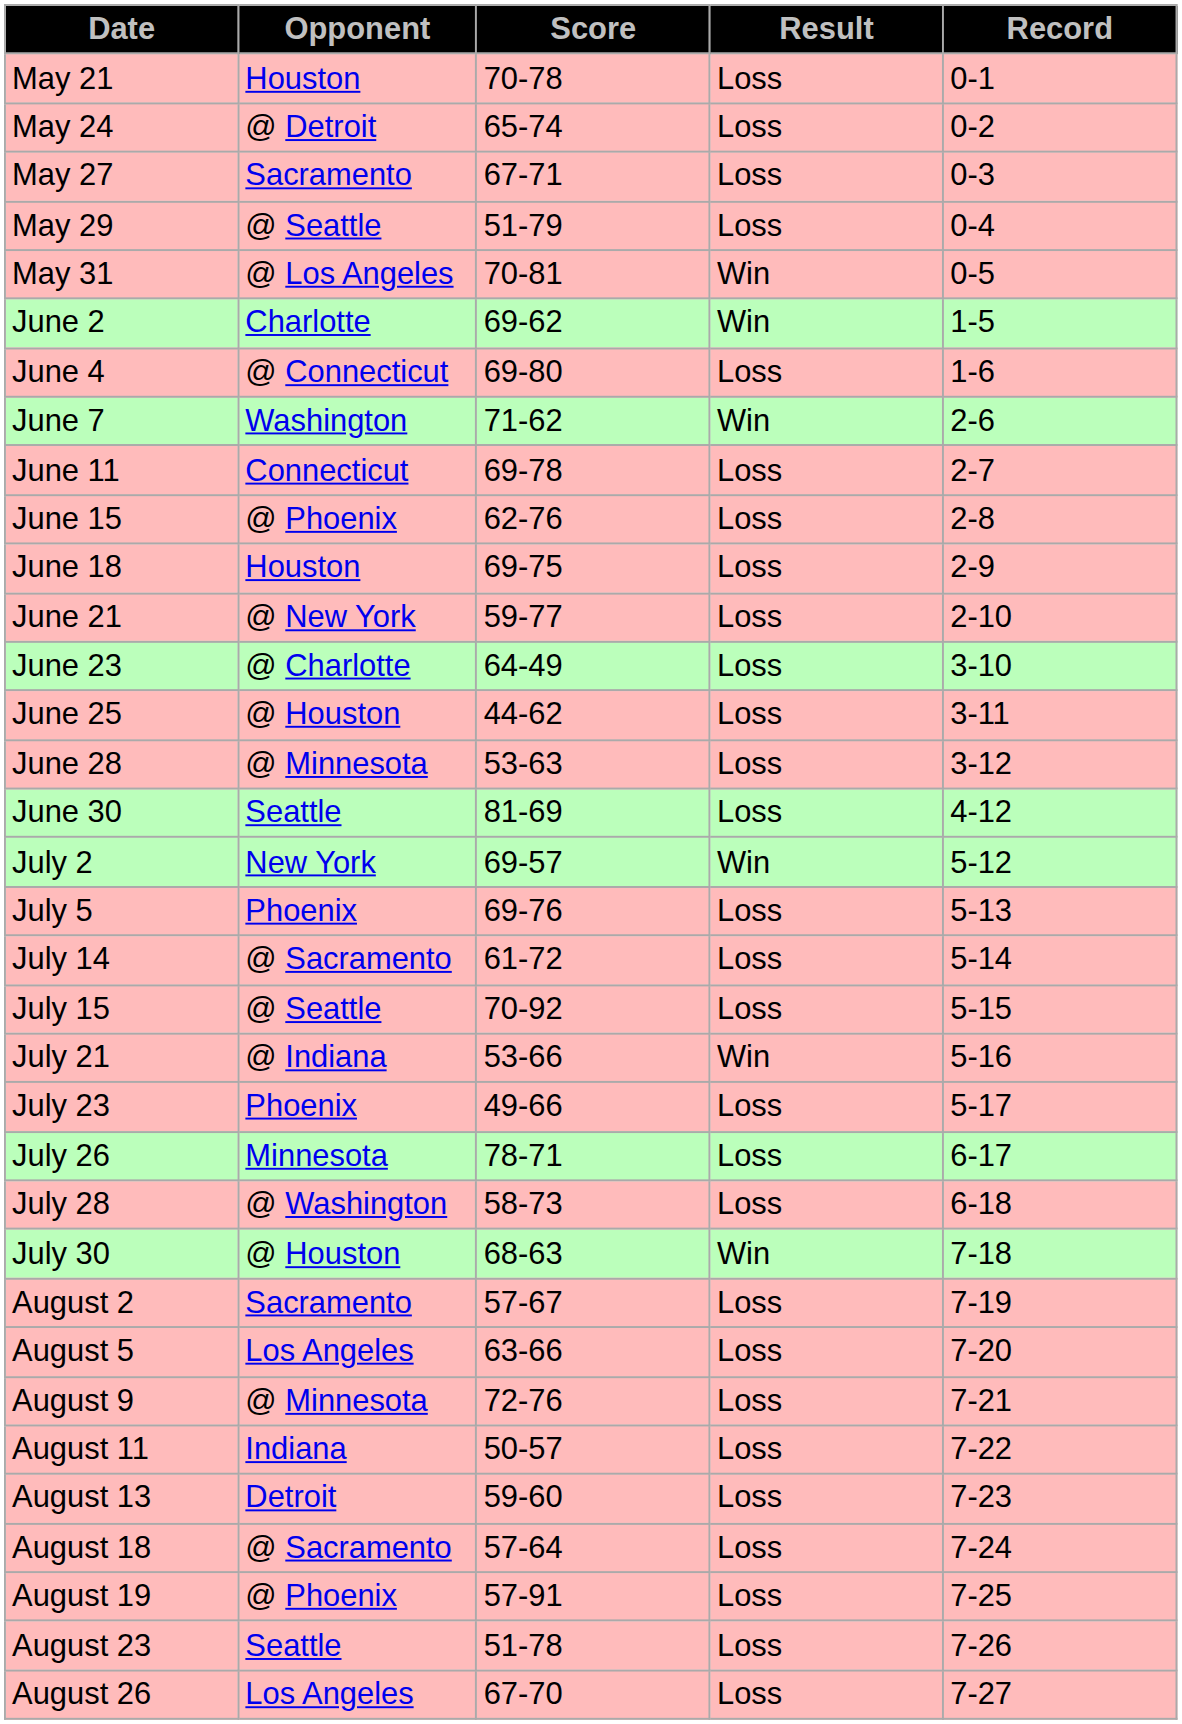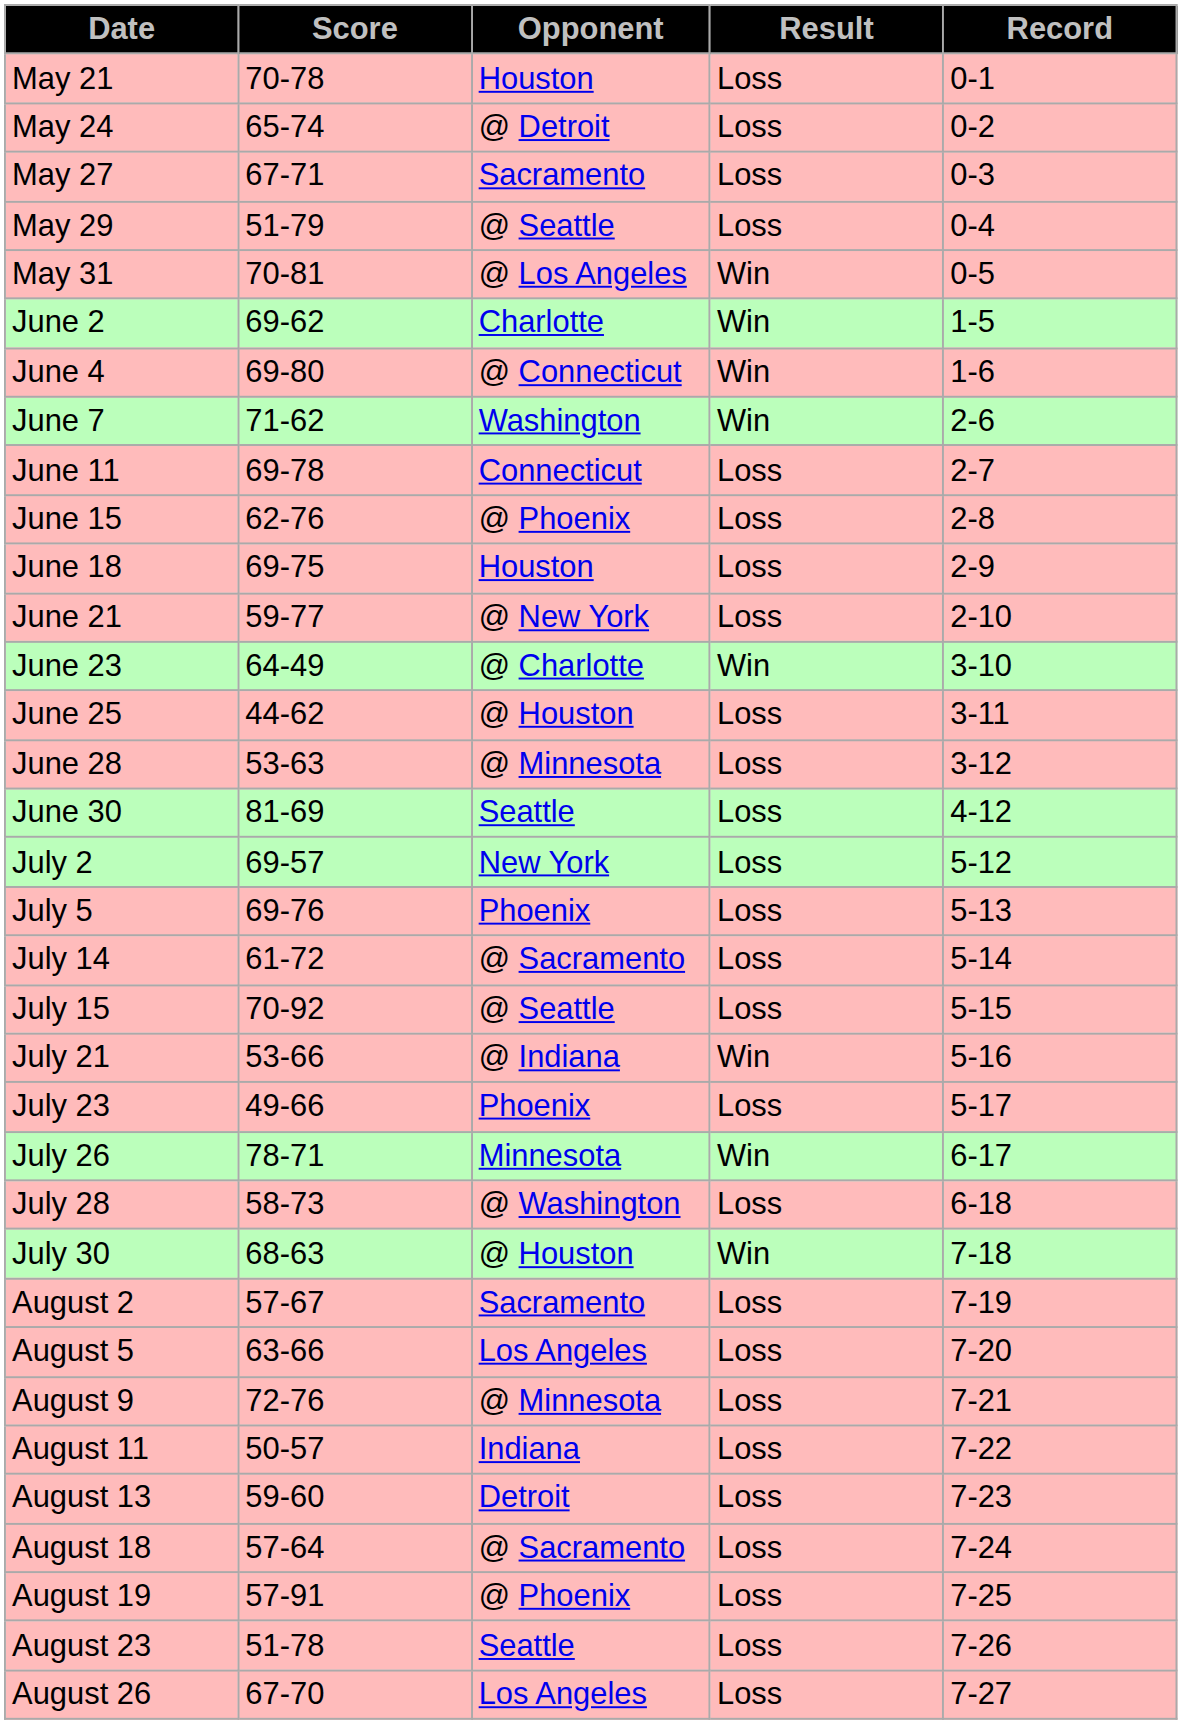columns swapped: (357, 28) <-> (593, 28)
(750, 371) Loss -> (744, 371) Win
(750, 665) Loss -> (744, 665) Win
(744, 861) Win -> (750, 861) Loss
(750, 1155) Loss -> (744, 1155) Win
